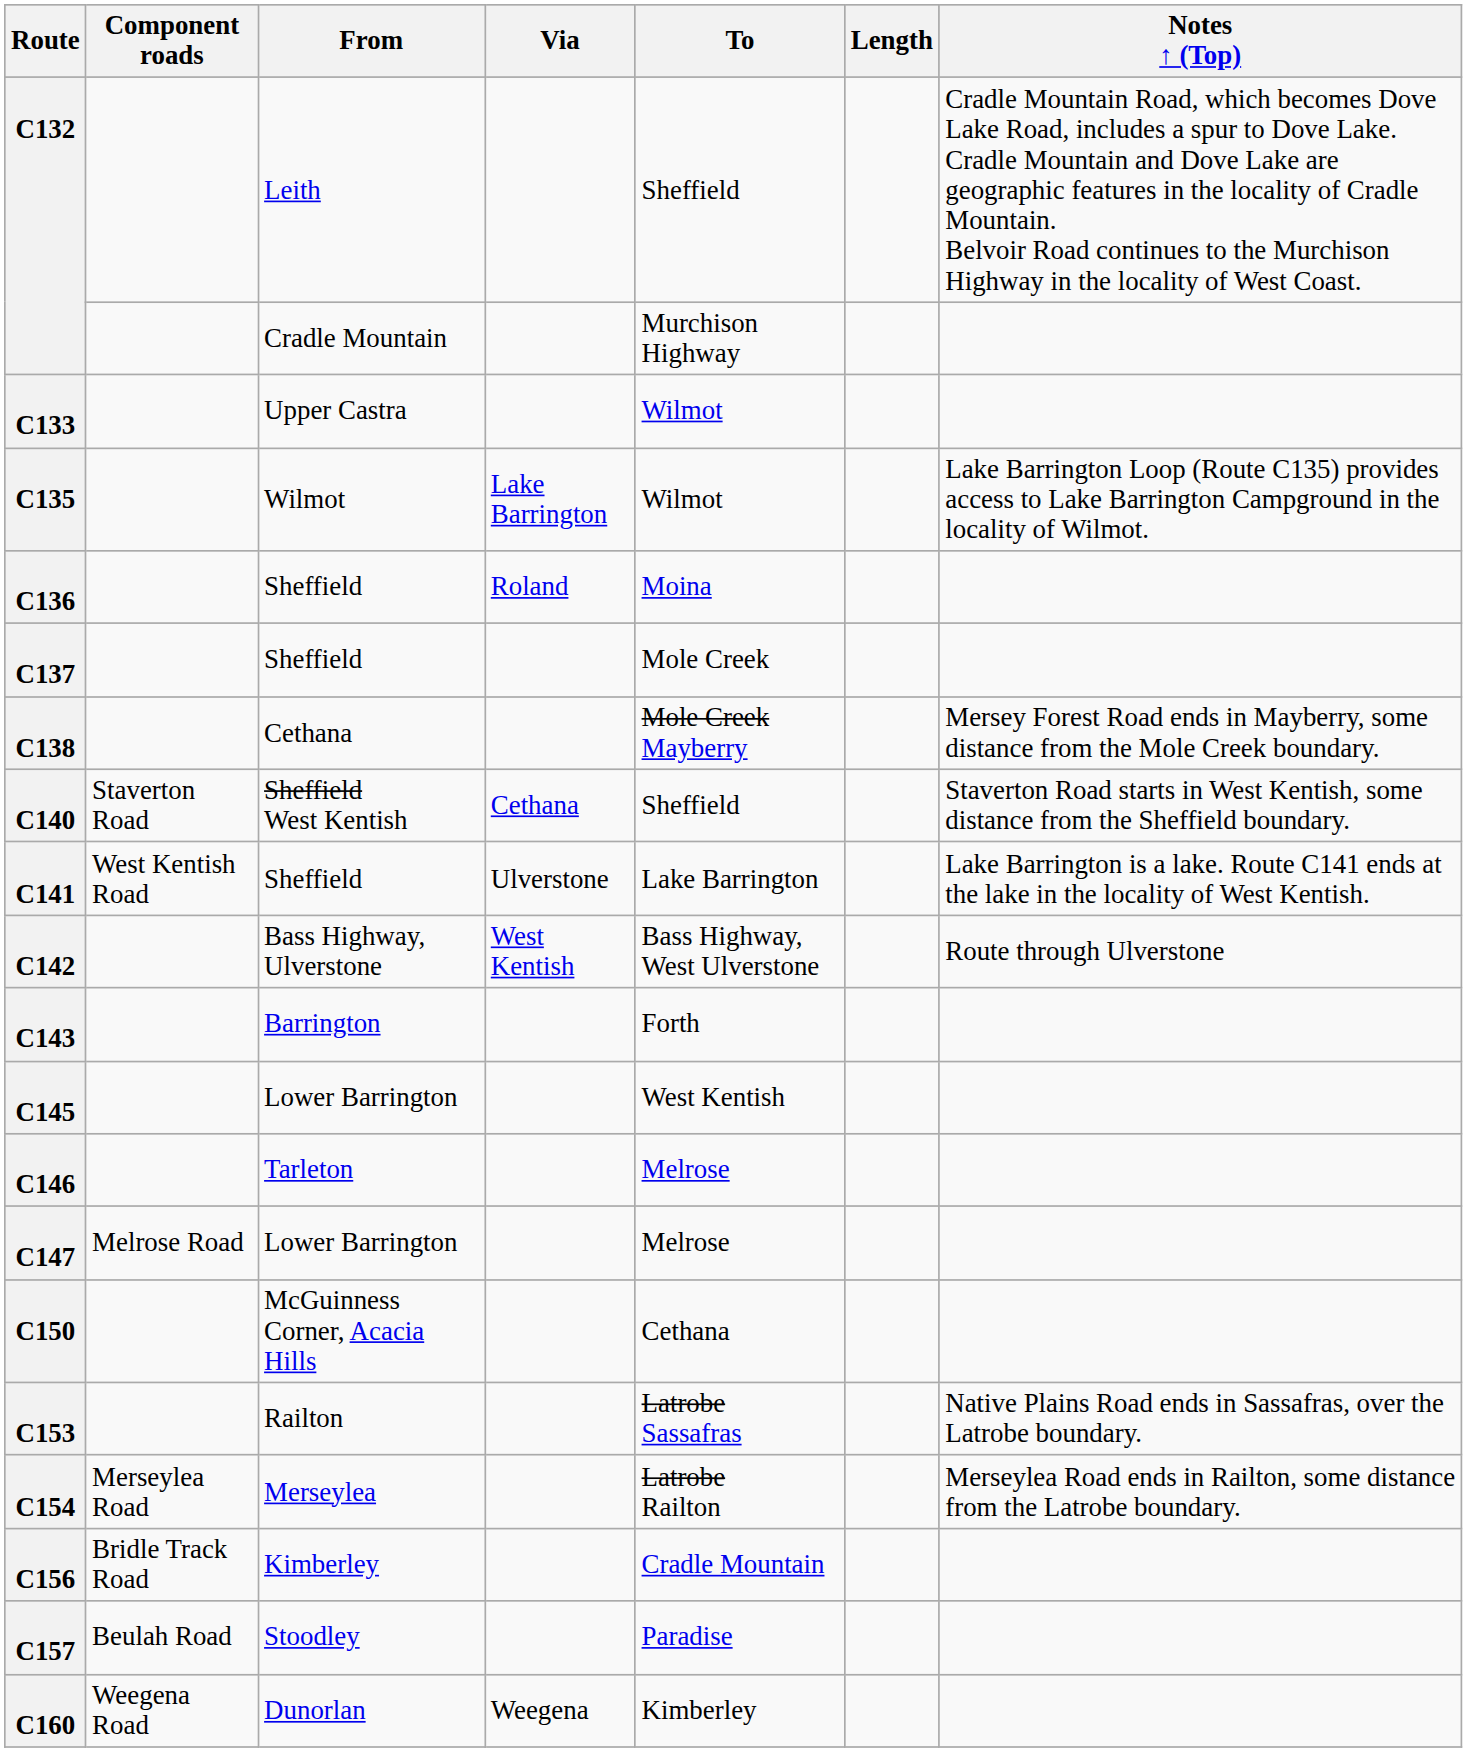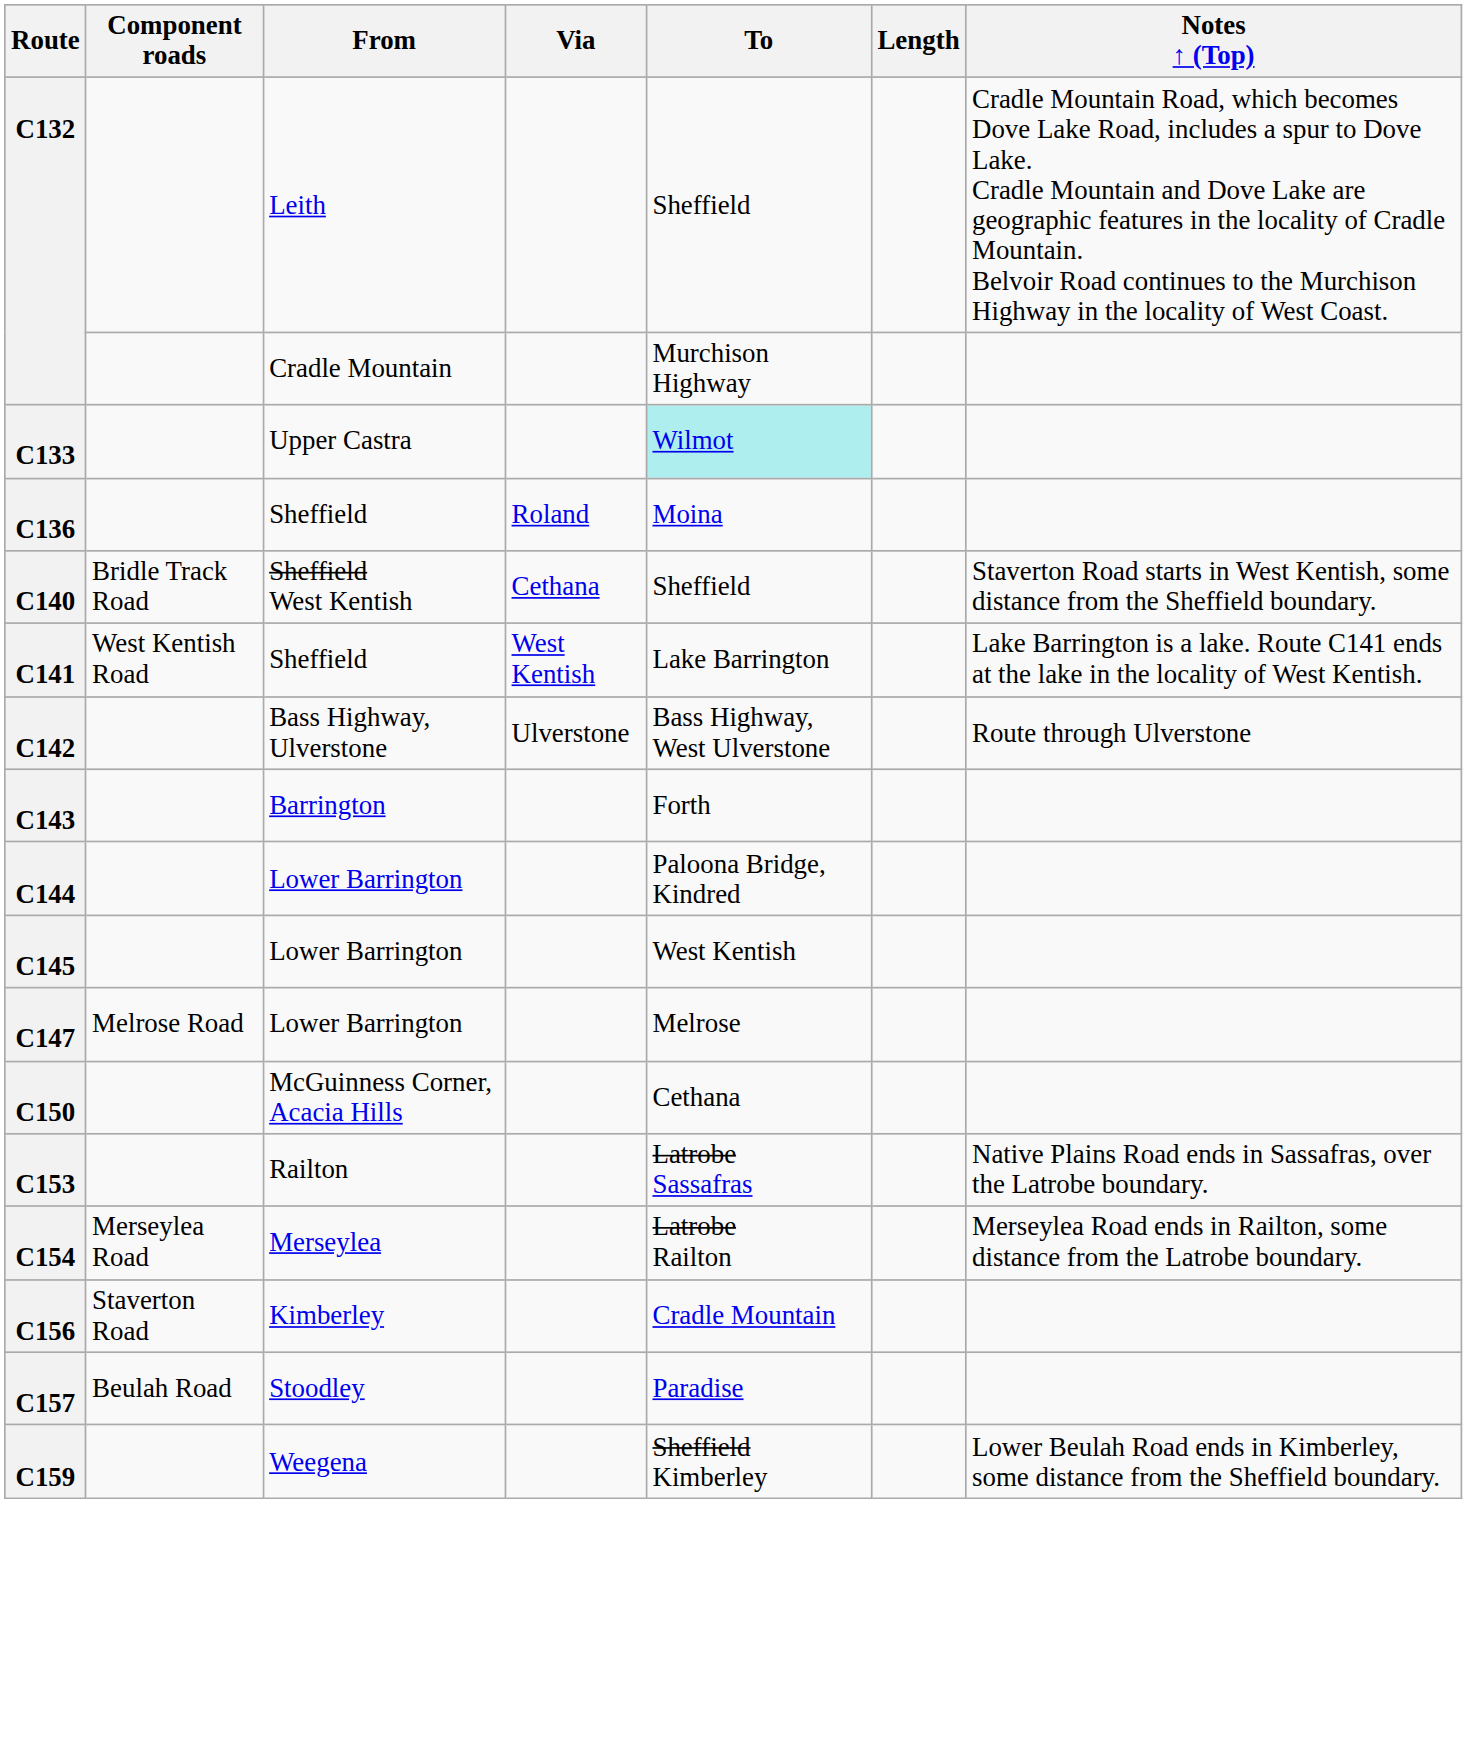(682, 410) no background -> (693, 440) paleturquoise background
- row: (45, 498)
- row: (45, 674)
- row: (45, 747)
(144, 805) Staverton Road -> (160, 586) Bridle Track Road
(550, 878) Ulverstone -> (553, 659) West Kentish
(533, 951) West Kentish -> (571, 732) Ulverstone
+ row: (45, 893)
- row: (45, 1184)
(160, 1564) Bridle Track Road -> (144, 1315) Staverton Road
+ row: (45, 1476)
- row: (45, 1725)
